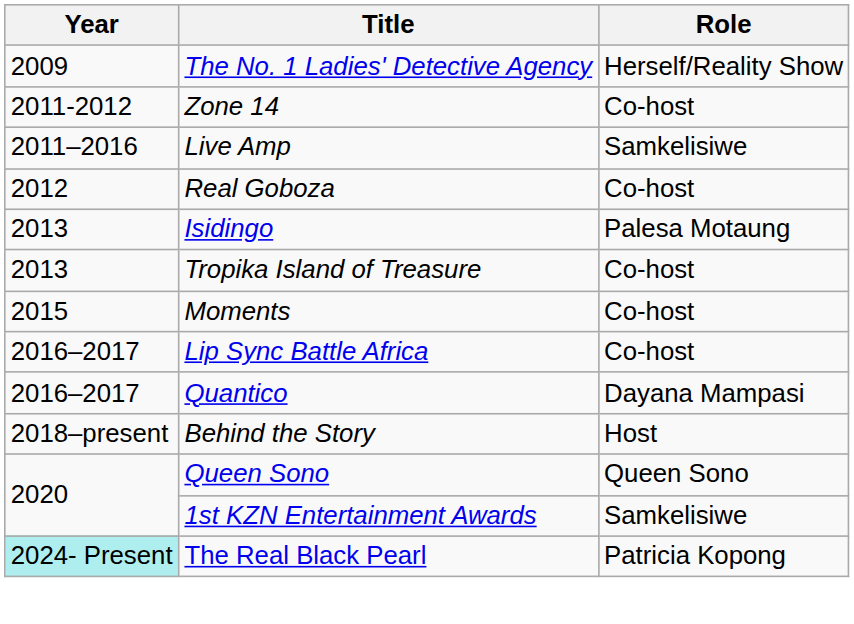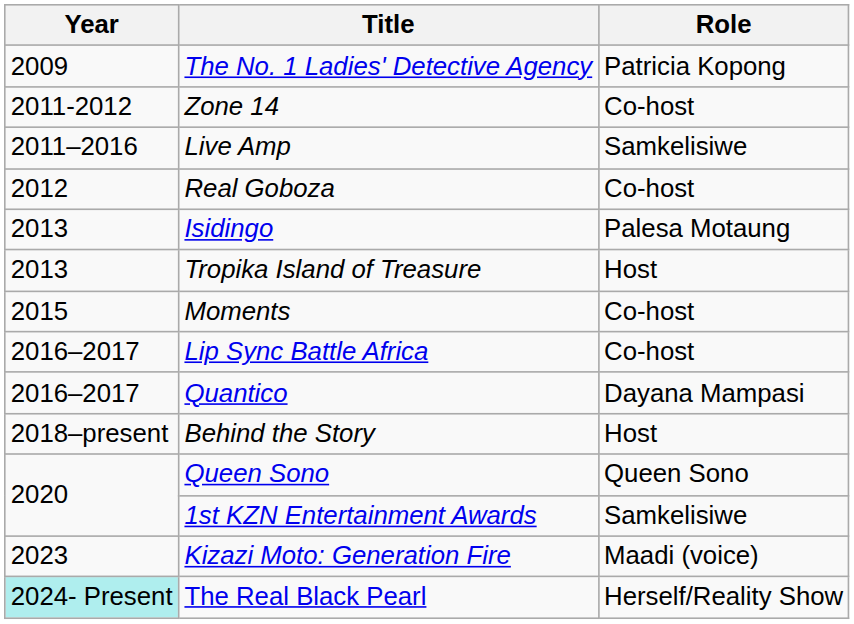(724, 65) Herself/Reality Show -> (695, 65) Patricia Kopong
(649, 270) Co-host -> (631, 270) Host
+ row: (348, 556)
(695, 556) Patricia Kopong -> (724, 596) Herself/Reality Show
